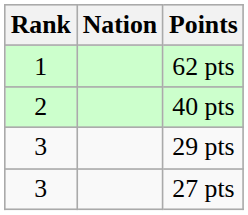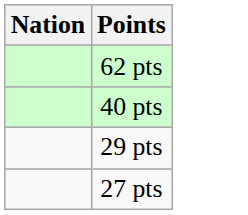- column: (41, 24)
